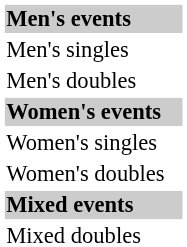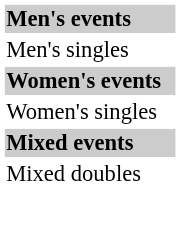- row: (71, 80)
- row: (85, 173)
